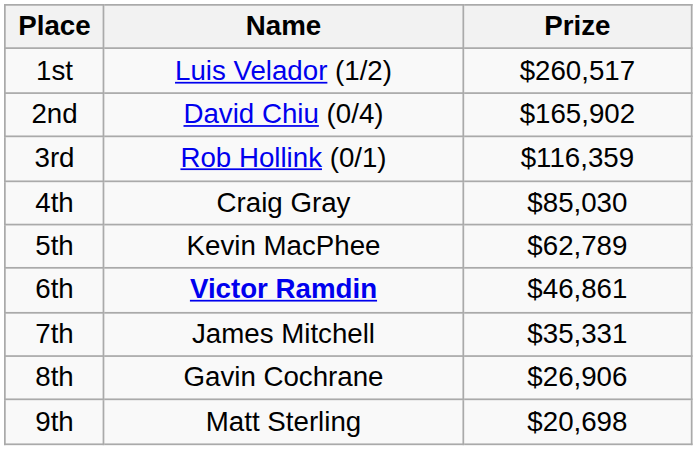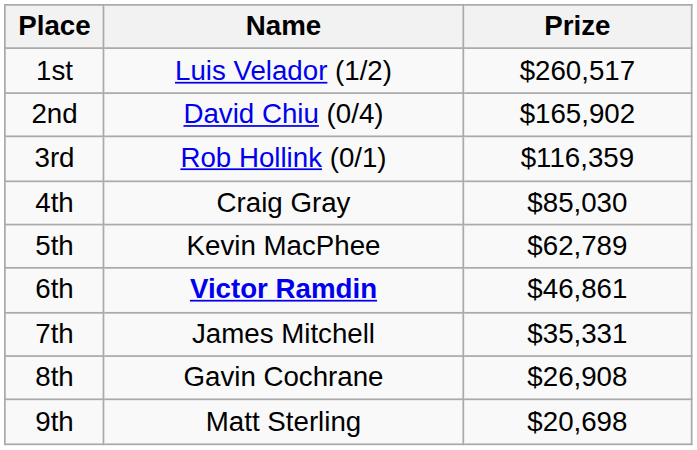(577, 377) $26,906 -> (577, 377) $26,908
